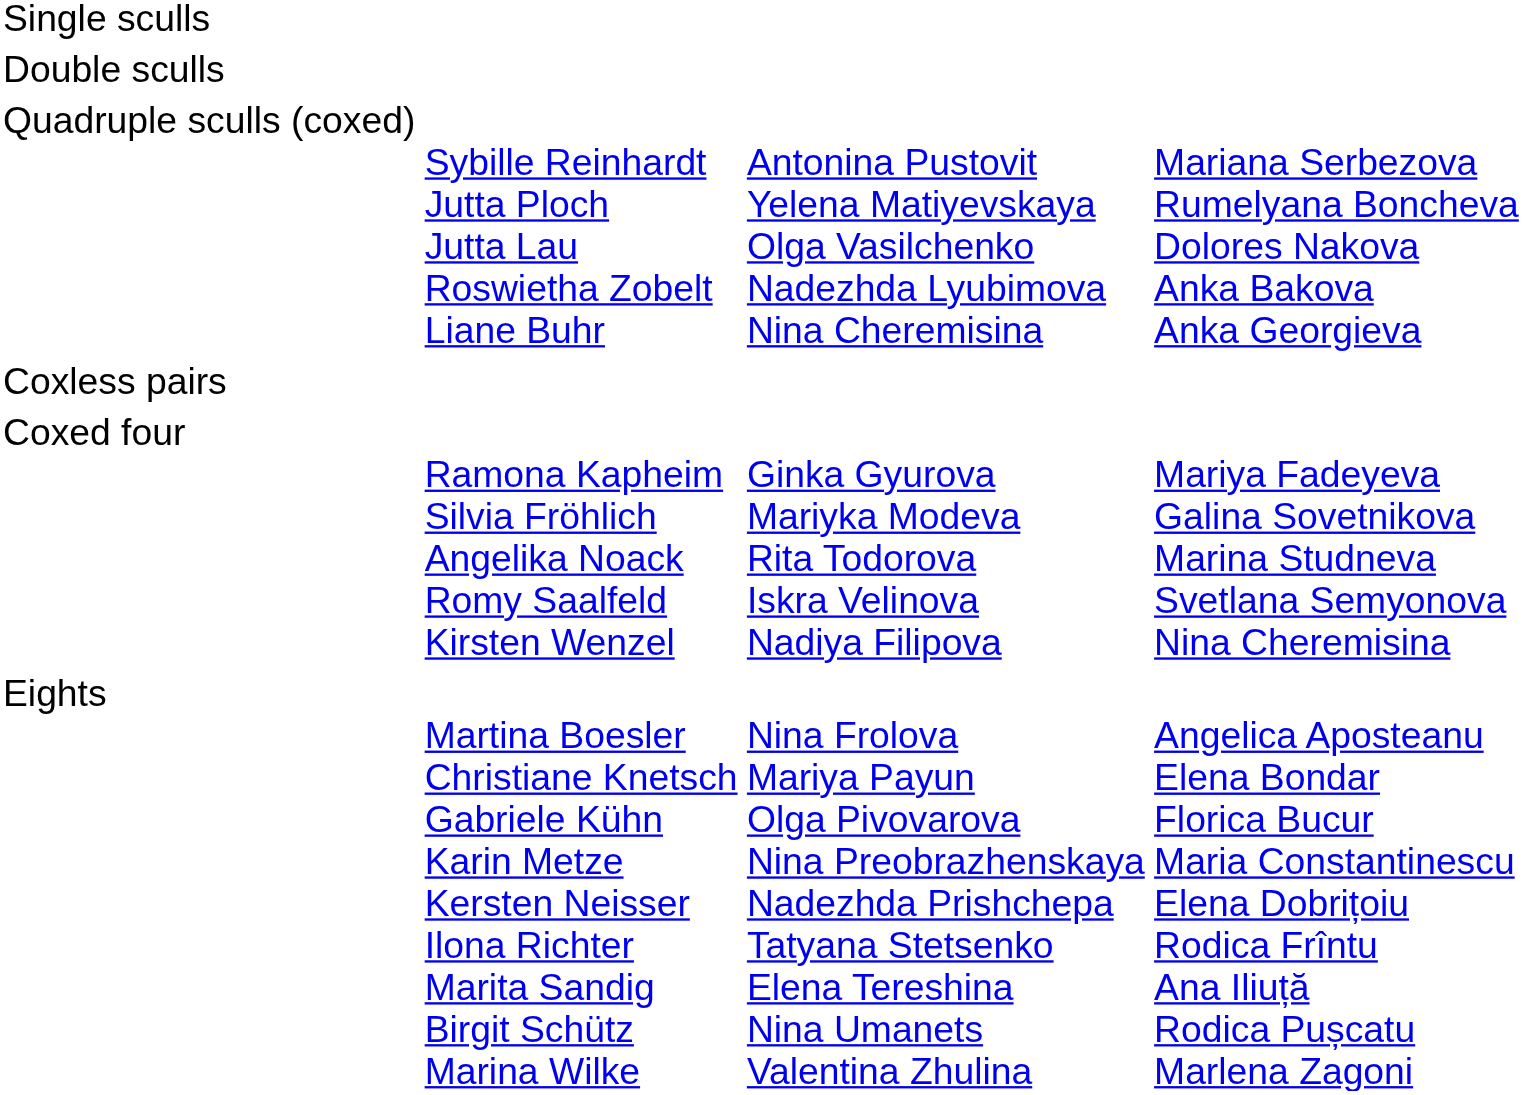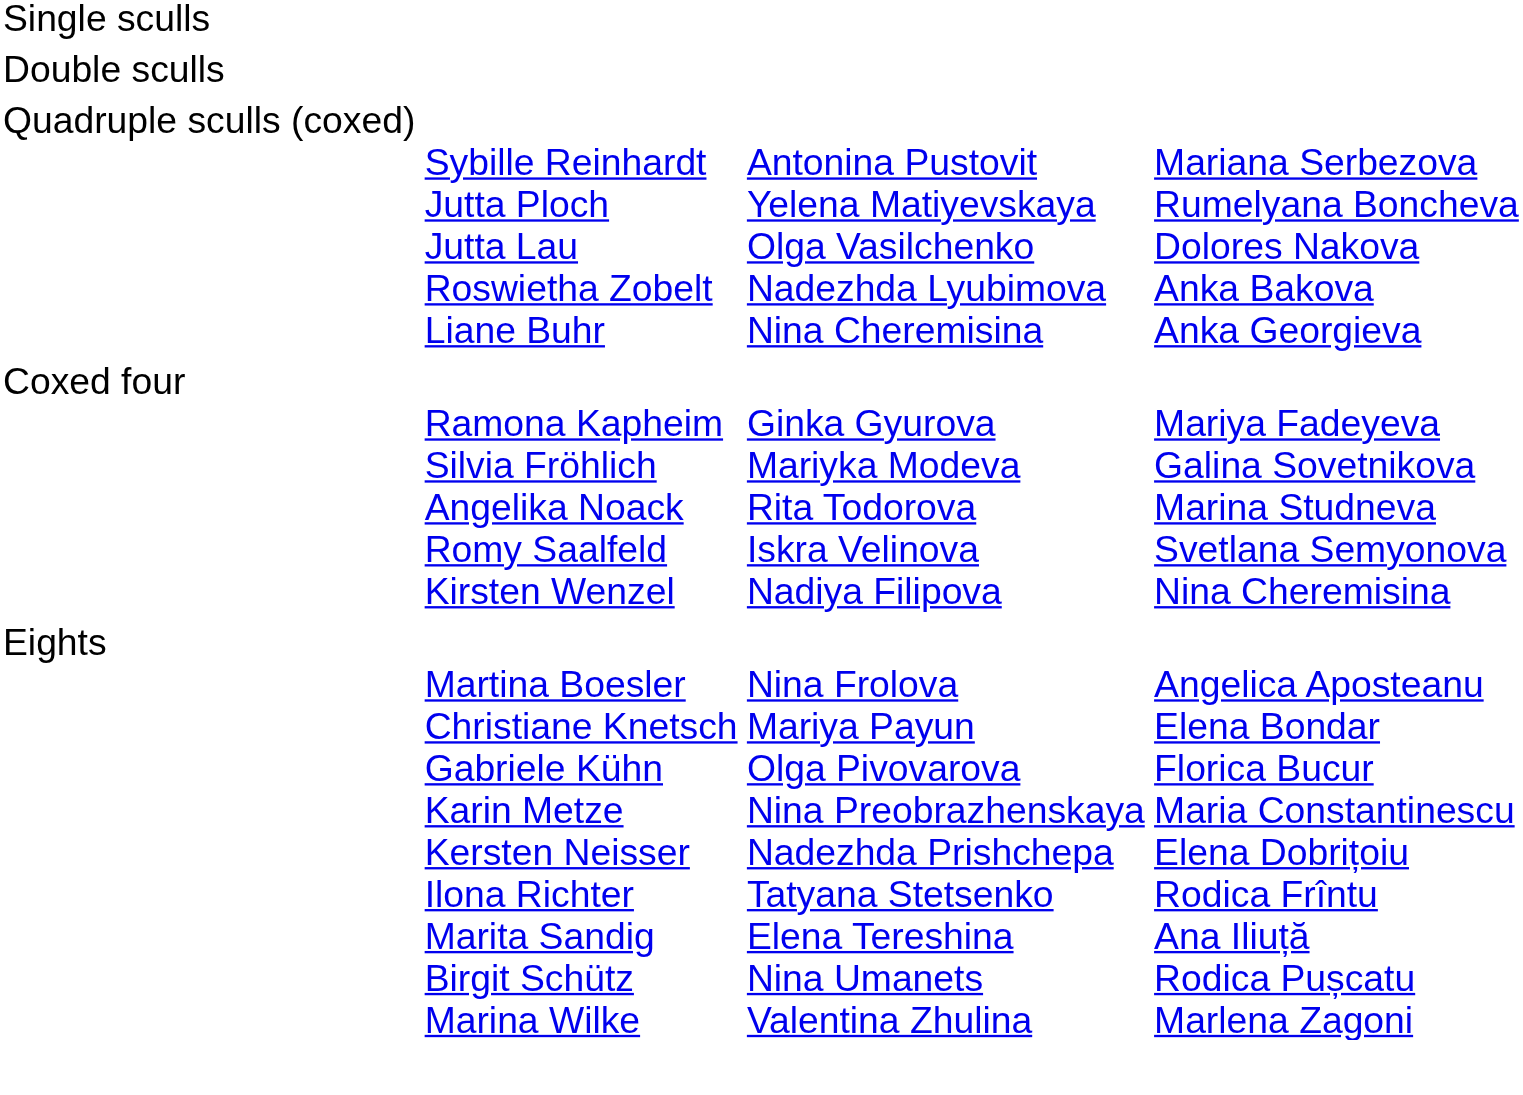- row: (115, 381)
